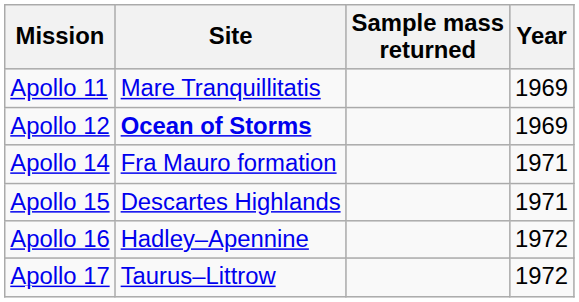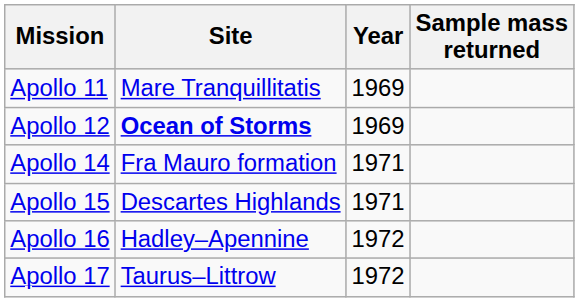columns swapped: (428, 36) <-> (541, 36)
